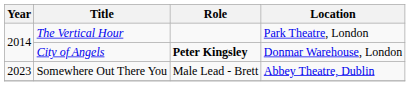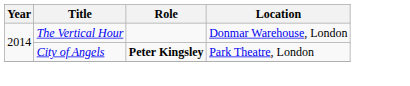(316, 33) Park Theatre, London -> (278, 33) Donmar Warehouse, London
(333, 52) Donmar Warehouse, London -> (262, 52) Park Theatre, London
- row: (102, 71)
